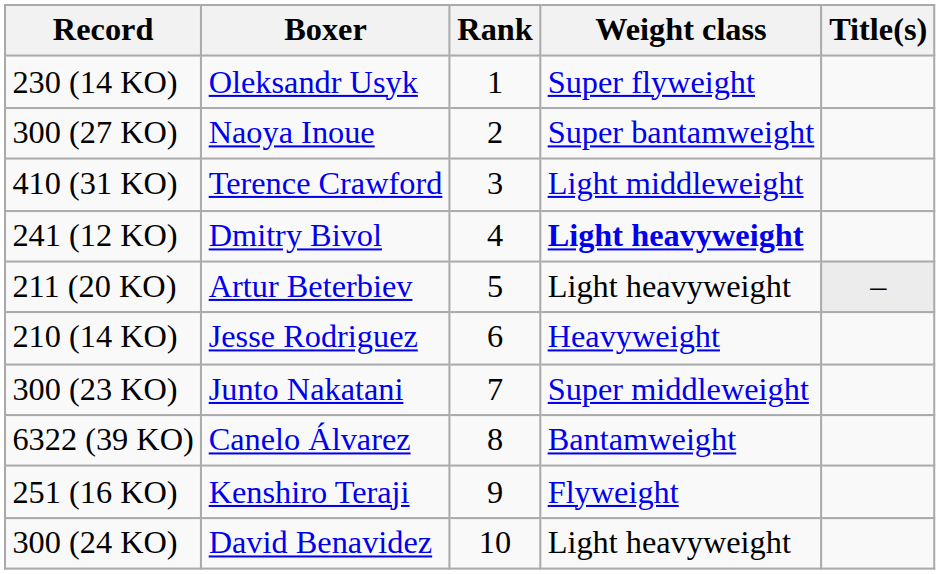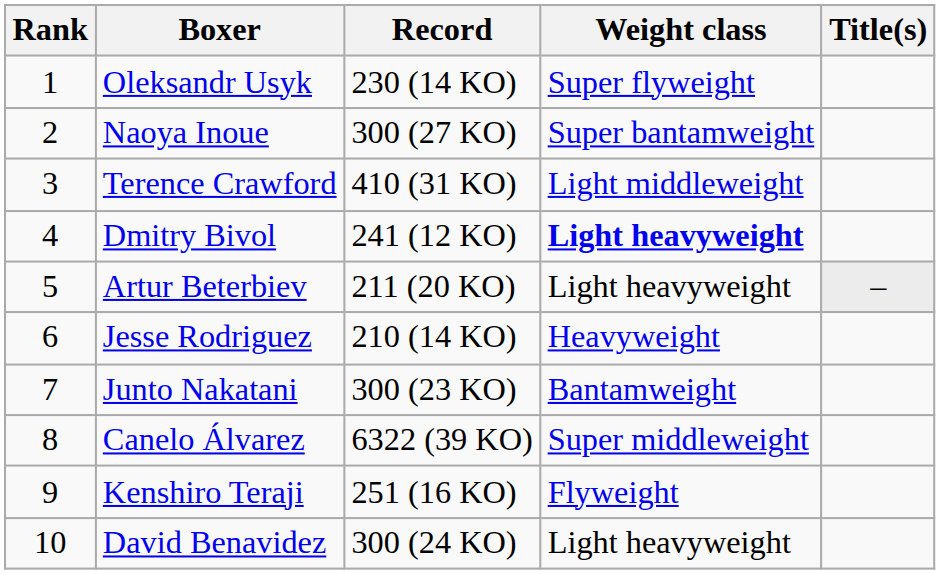columns swapped: (495, 30) <-> (103, 30)
(678, 388) Super middleweight -> (642, 388) Bantamweight
(642, 440) Bantamweight -> (678, 440) Super middleweight
